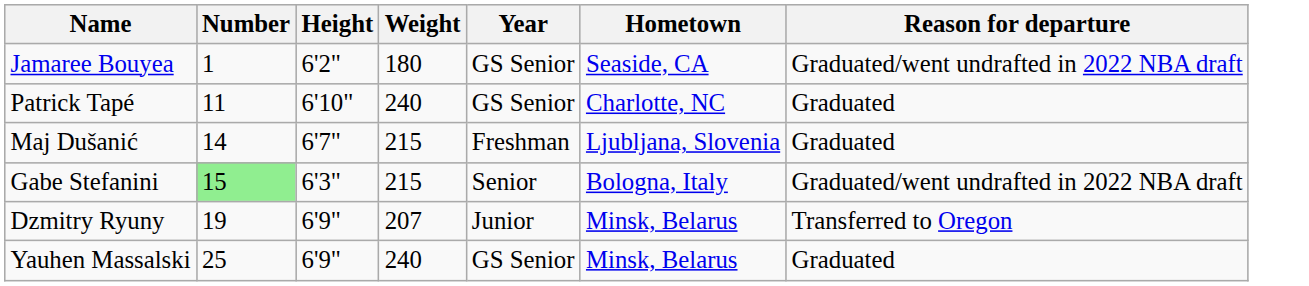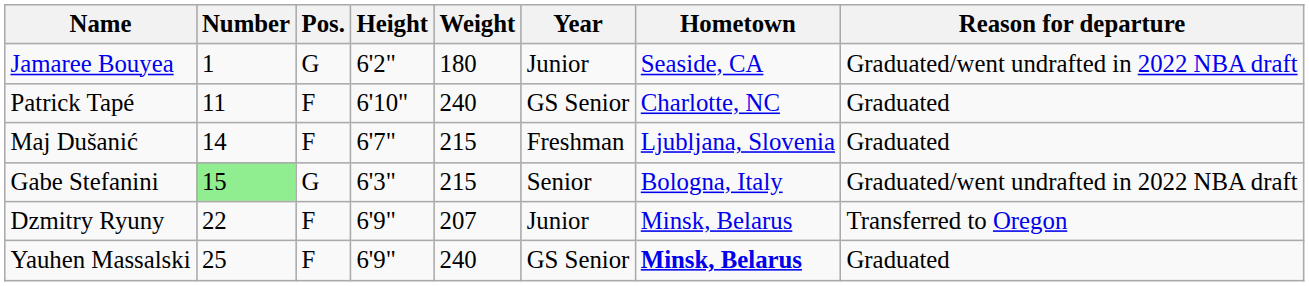+ column: (323, 24)
(523, 63) GS Senior -> (558, 63) Junior
(214, 220) 19 -> (214, 220) 22
(662, 260) normal -> (721, 260) bold
